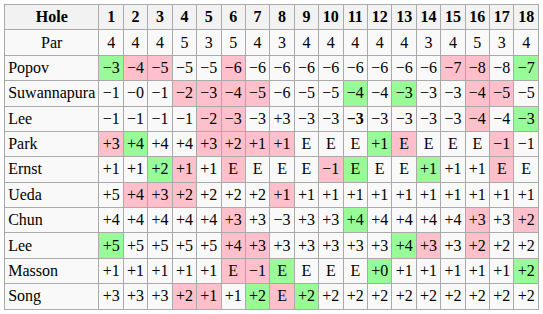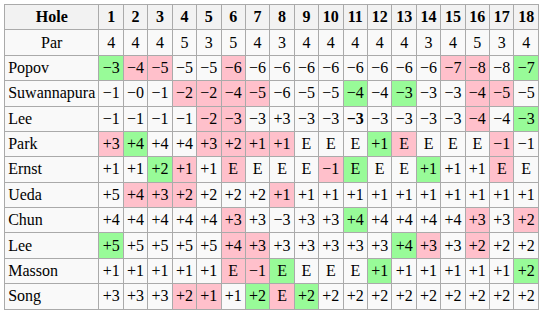(209, 93) −3 -> (209, 93) −2
(380, 270) +0 -> (380, 270) +1
